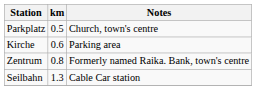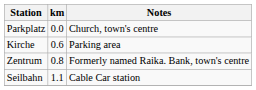(57, 28) 0.5 -> (57, 28) 0.0
(57, 77) 1.3 -> (57, 77) 1.1
